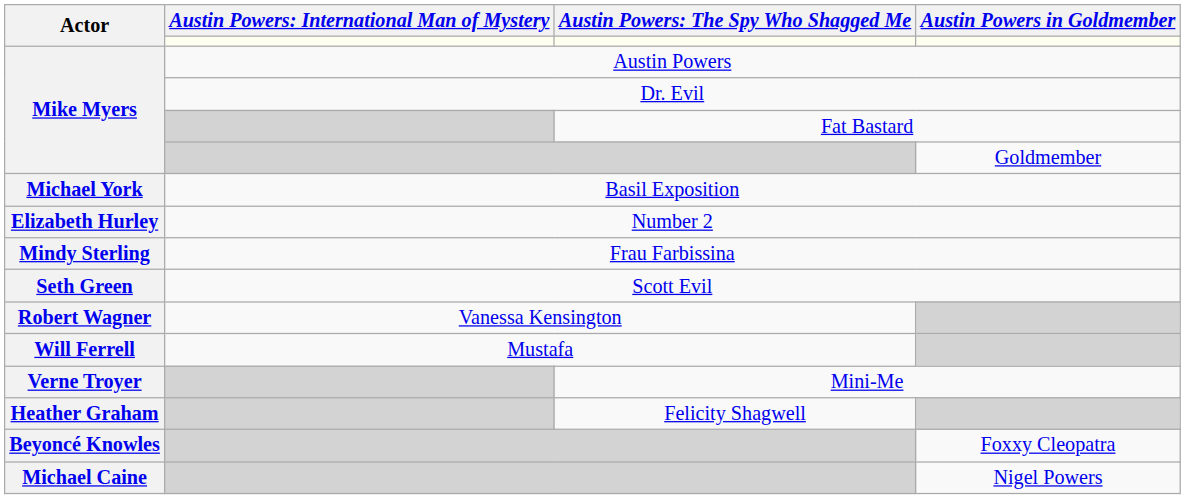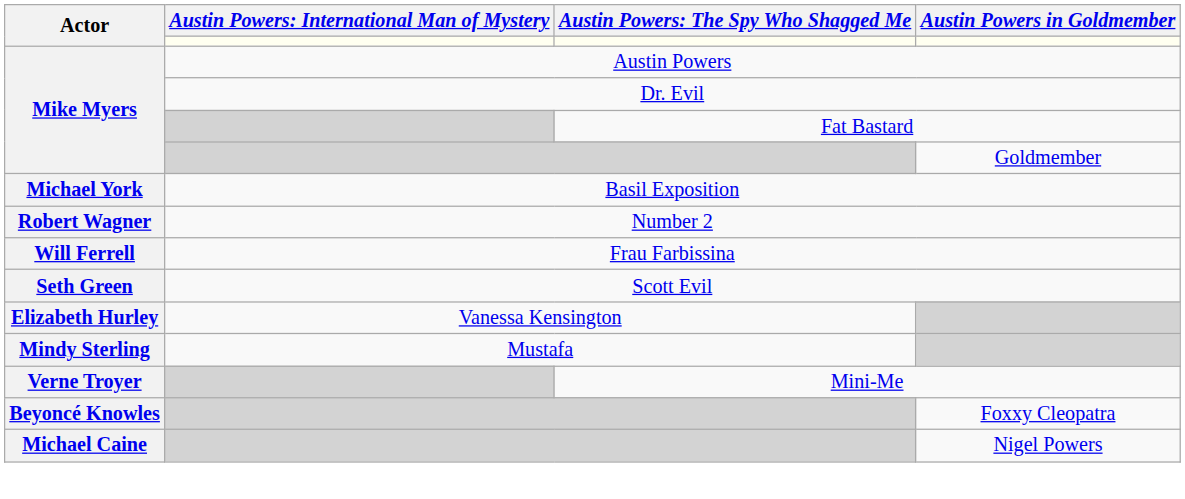(85, 221) Elizabeth Hurley -> (85, 221) Robert Wagner
(85, 253) Mindy Sterling -> (85, 253) Will Ferrell
(85, 317) Robert Wagner -> (85, 317) Elizabeth Hurley
(85, 349) Will Ferrell -> (85, 349) Mindy Sterling
- row: (735, 413)
